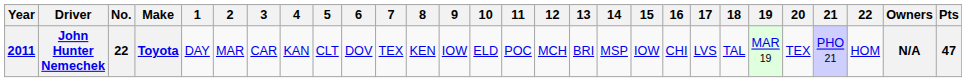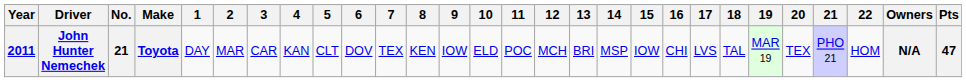(121, 51) 22 -> (121, 51) 21
